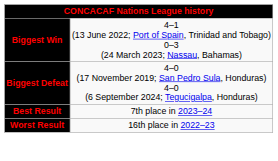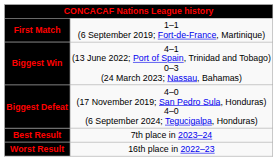+ row: (37, 30)
